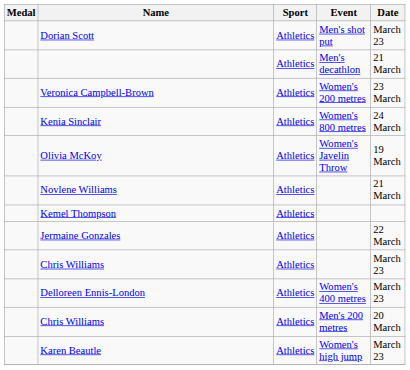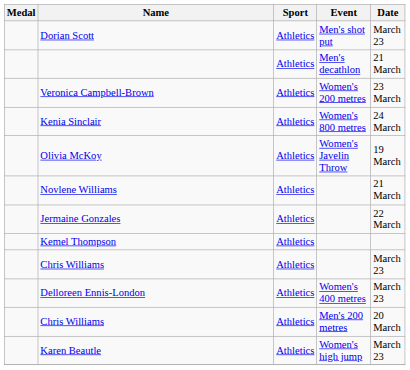rows swapped: (80, 235) <-> (78, 213)
